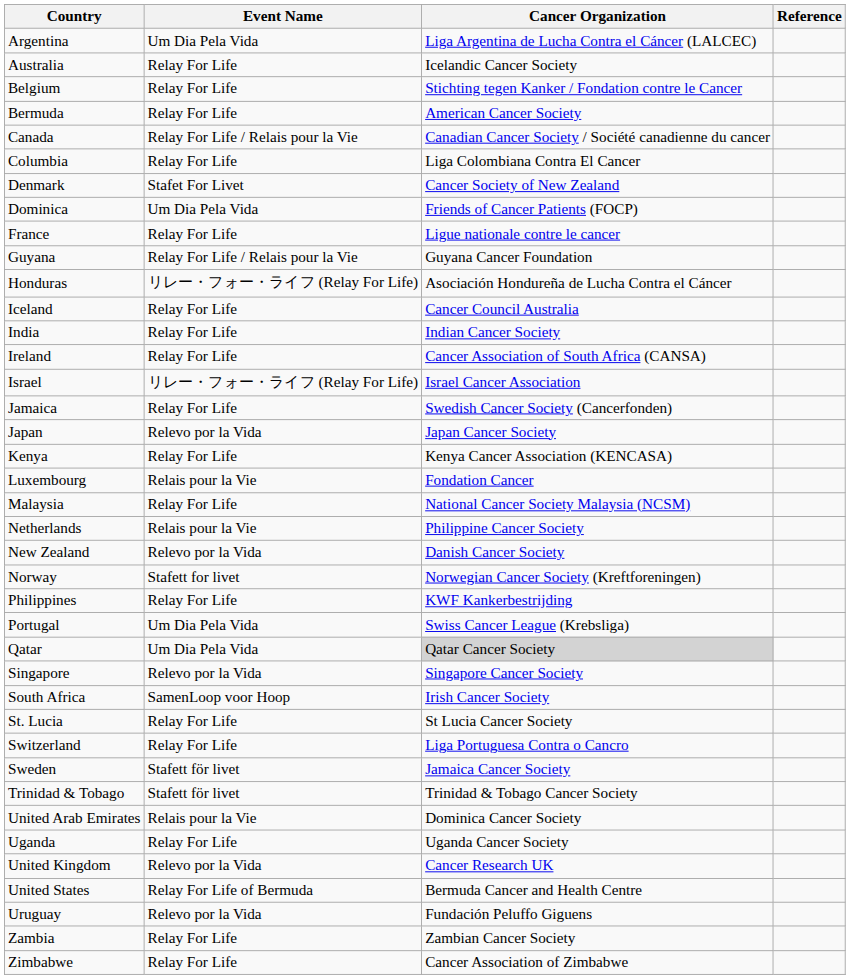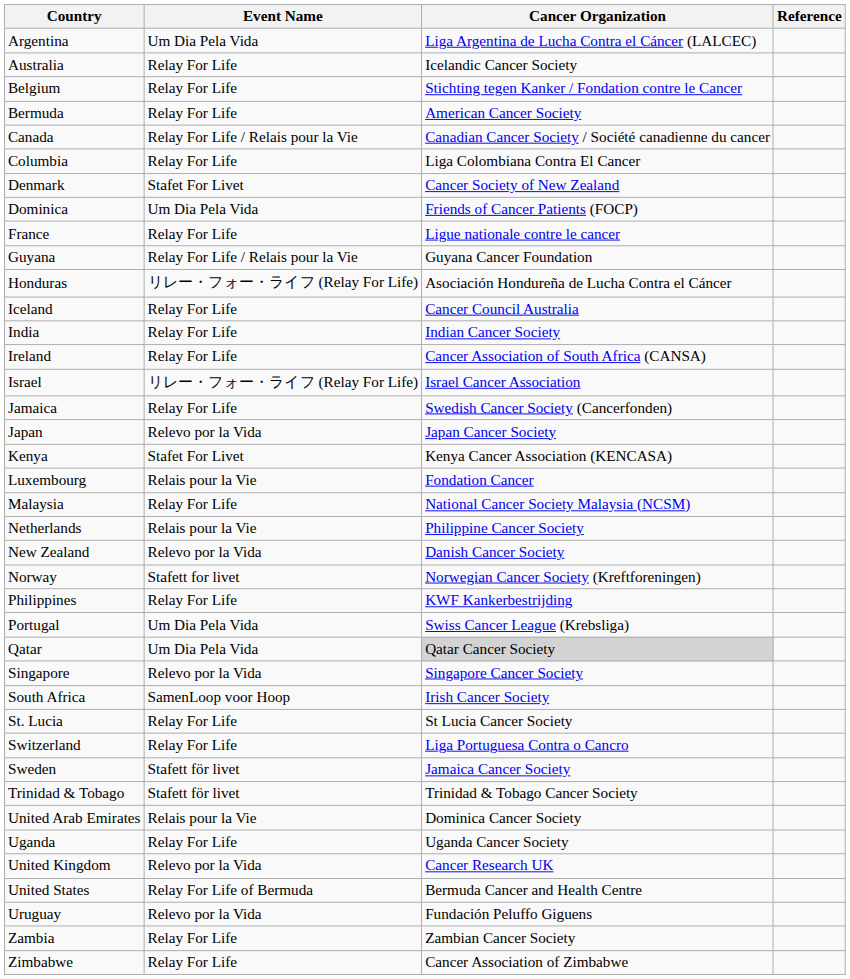(192, 456) Relay For Life -> (196, 456) Stafet For Livet
